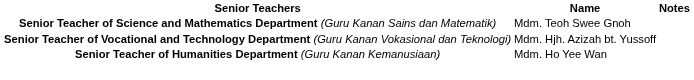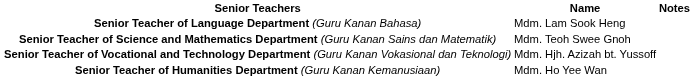+ row: (258, 23)
